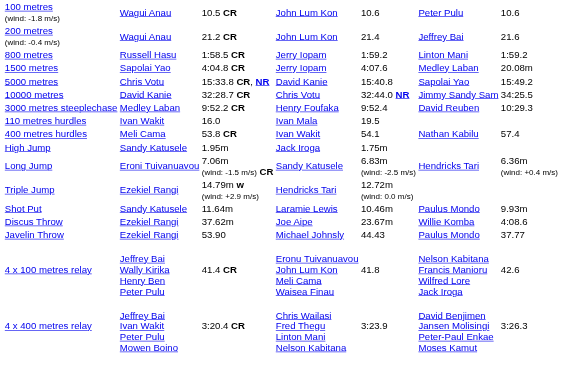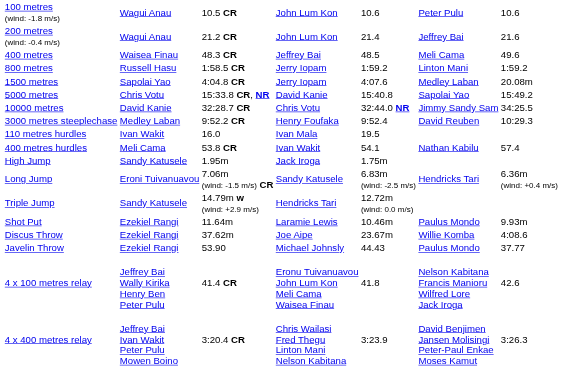+ row: (29, 55)
(149, 190) Ezekiel Rangi -> (153, 203) Sandy Katusele
(153, 209) Sandy Katusele -> (149, 222) Ezekiel Rangi
